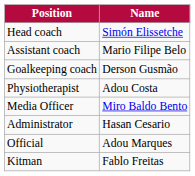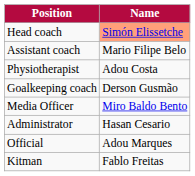(143, 32) no background -> (143, 32) lightsalmon background
rows swapped: (52, 69) <-> (43, 87)
